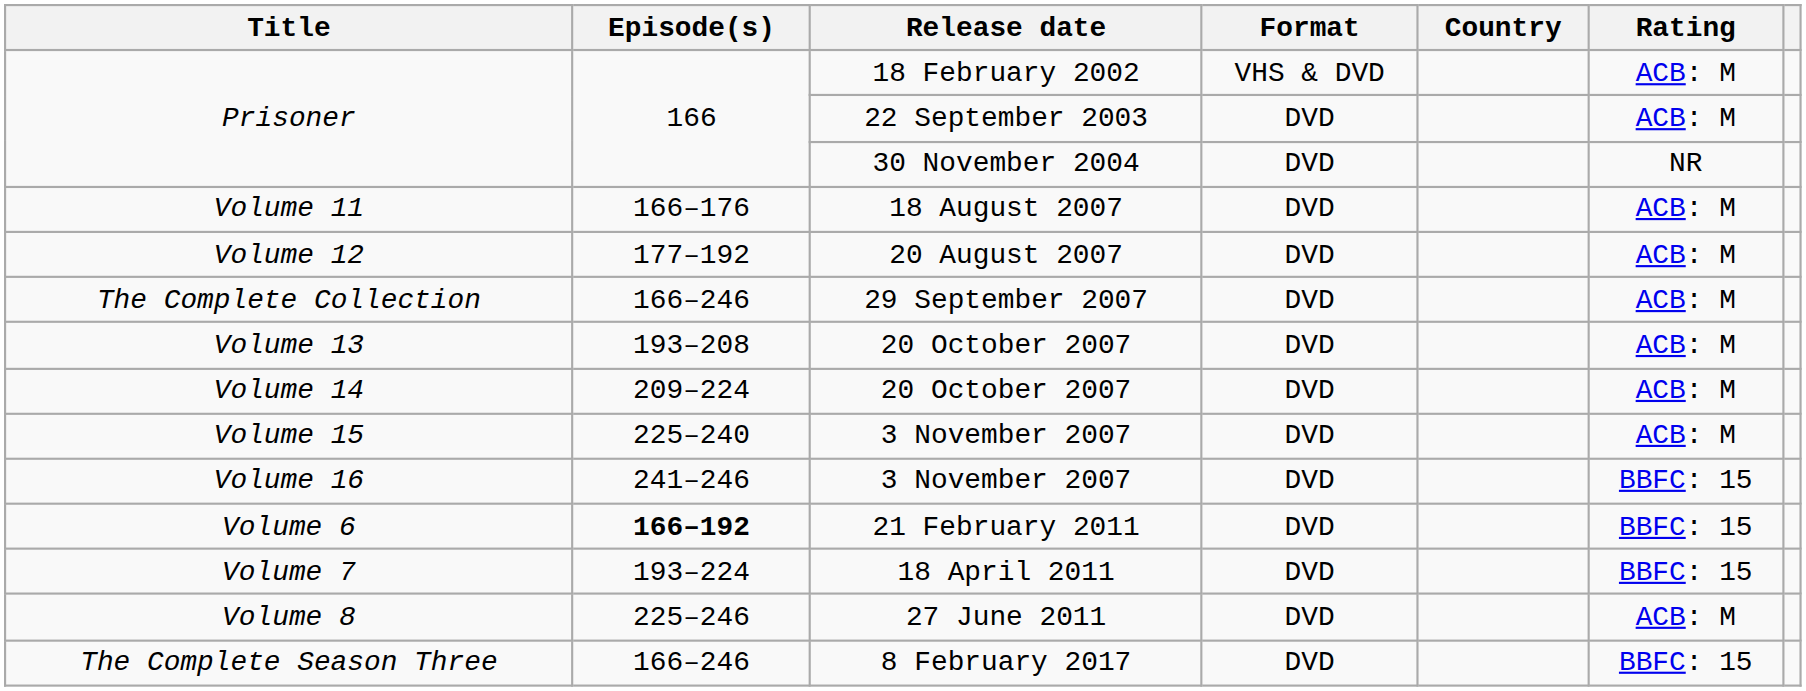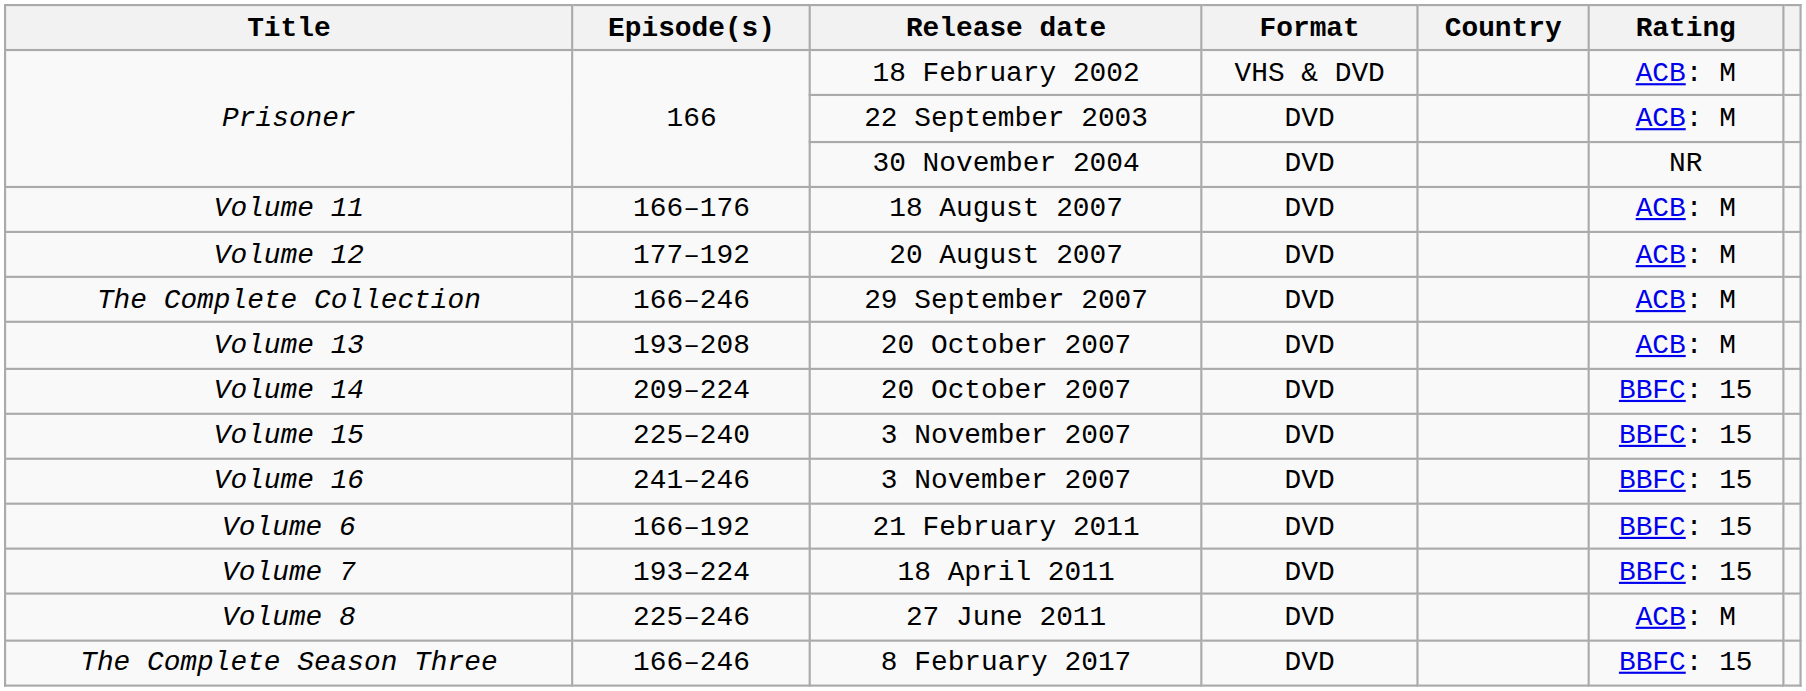(1686, 390) ACB: M -> (1686, 390) BBFC: 15
(1686, 436) ACB: M -> (1686, 436) BBFC: 15
(692, 526) bold -> (692, 526) normal
